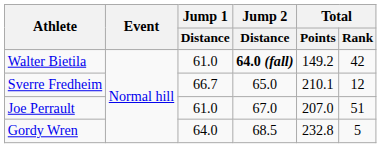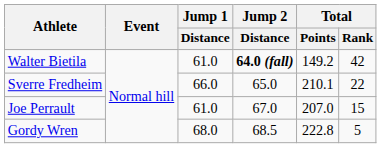(205, 85) 66.7 -> (205, 85) 66.0
(358, 85) 12 -> (358, 85) 22
(358, 108) 51 -> (358, 108) 15
(205, 131) 64.0 -> (205, 131) 68.0
(318, 131) 232.8 -> (318, 131) 222.8
